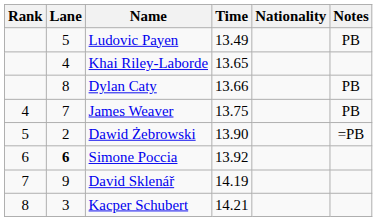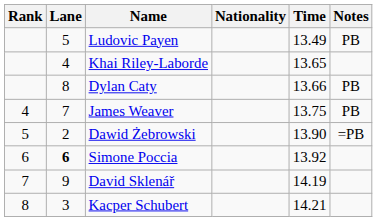columns swapped: (291, 16) <-> (232, 16)
